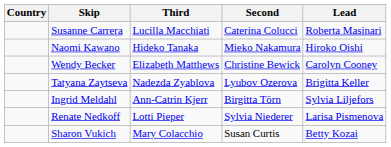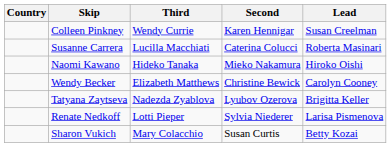+ row: (87, 30)
- row: (84, 99)
